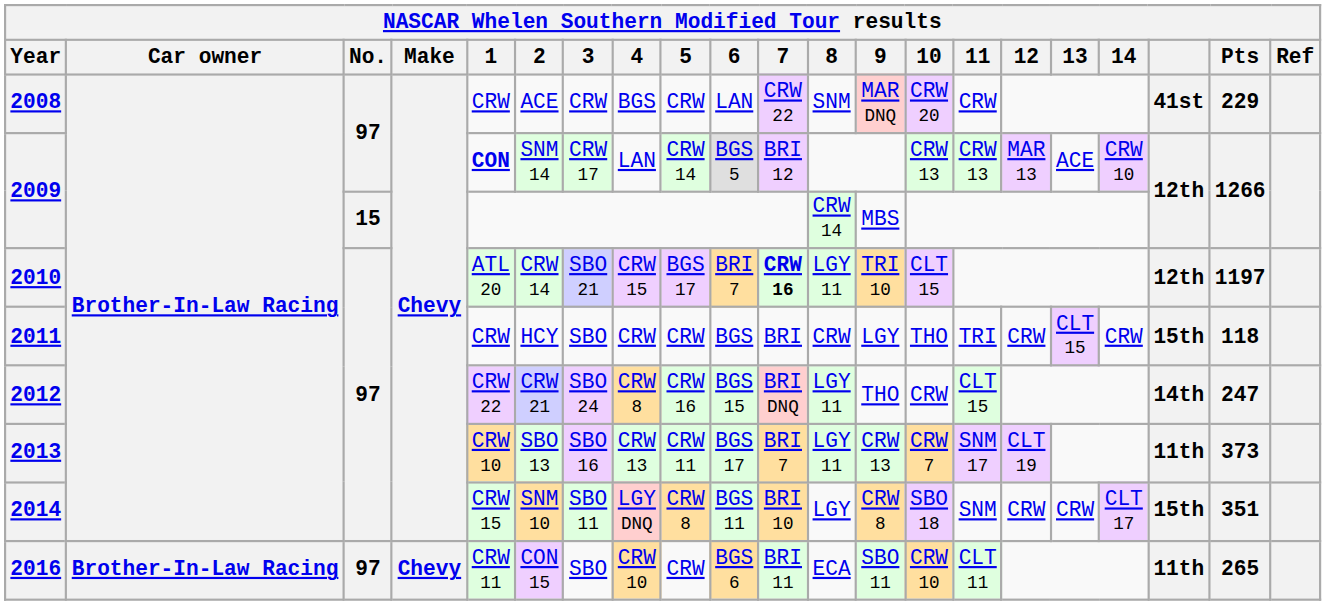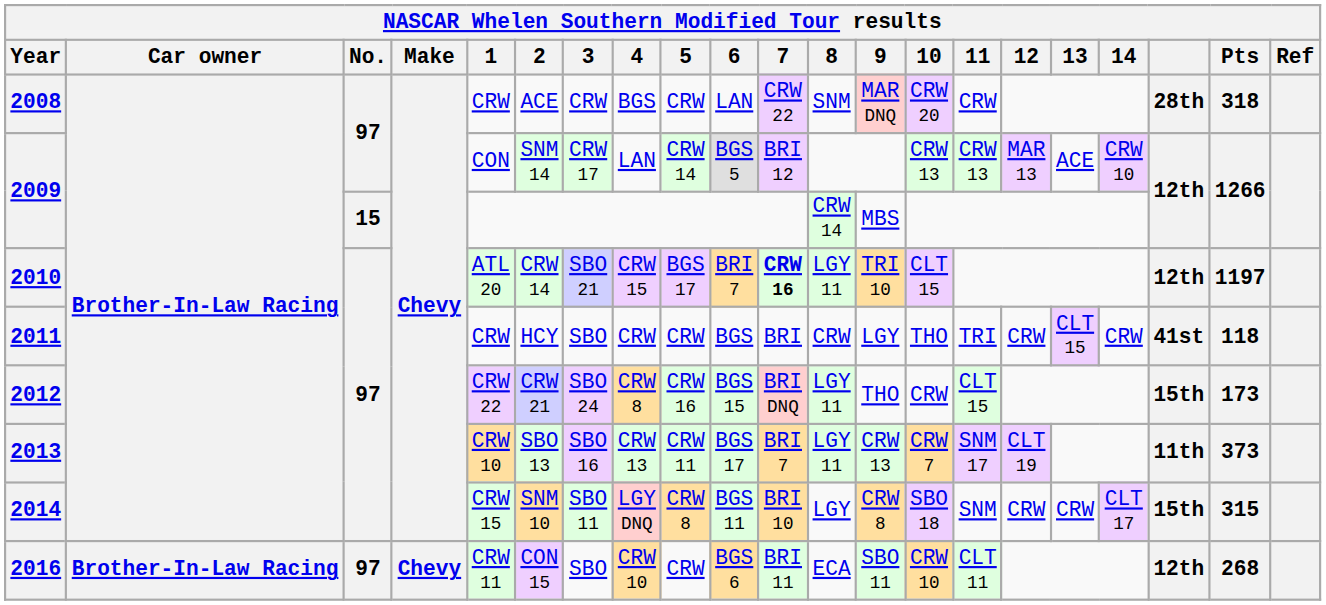(1179, 103) 41st -> (1179, 103) 28th
(1240, 103) 229 -> (1240, 103) 318
(491, 161) bold -> (491, 161) normal
(1179, 336) 15th -> (1179, 336) 41st
(1179, 394) 14th -> (1179, 394) 15th
(1240, 394) 247 -> (1240, 394) 173
(1240, 511) 351 -> (1240, 511) 315
(1179, 569) 11th -> (1179, 569) 12th
(1240, 569) 265 -> (1240, 569) 268
